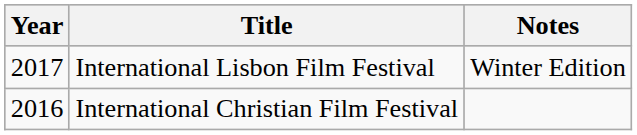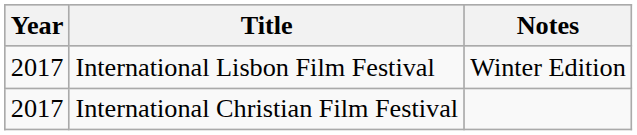(37, 108) 2016 -> (37, 108) 2017
